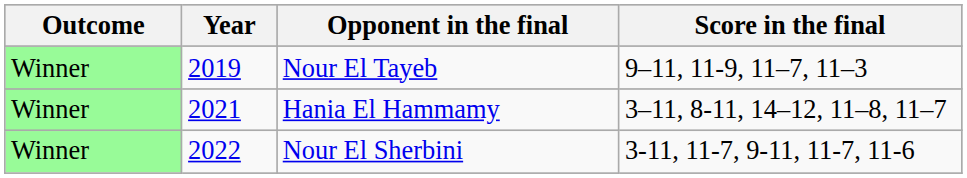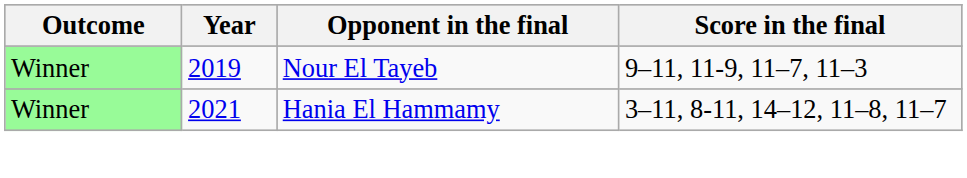- row: (373, 151)
